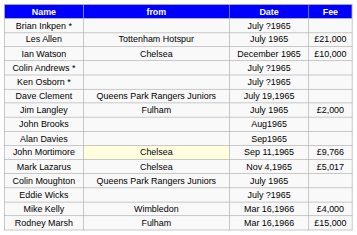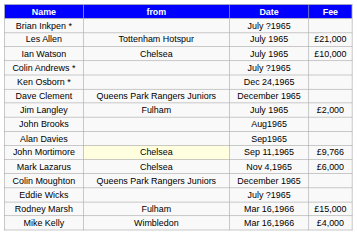(269, 54) December 1965 -> (269, 54) July 1965
(269, 82) July ?1965 -> (269, 82) Dec 24,1965
(269, 96) July 19,1965 -> (269, 96) December 1965
(330, 167) £5,017 -> (330, 167) £6,000
(269, 181) July 1965 -> (269, 181) December 1965
rows swapped: (44, 223) <-> (44, 209)
